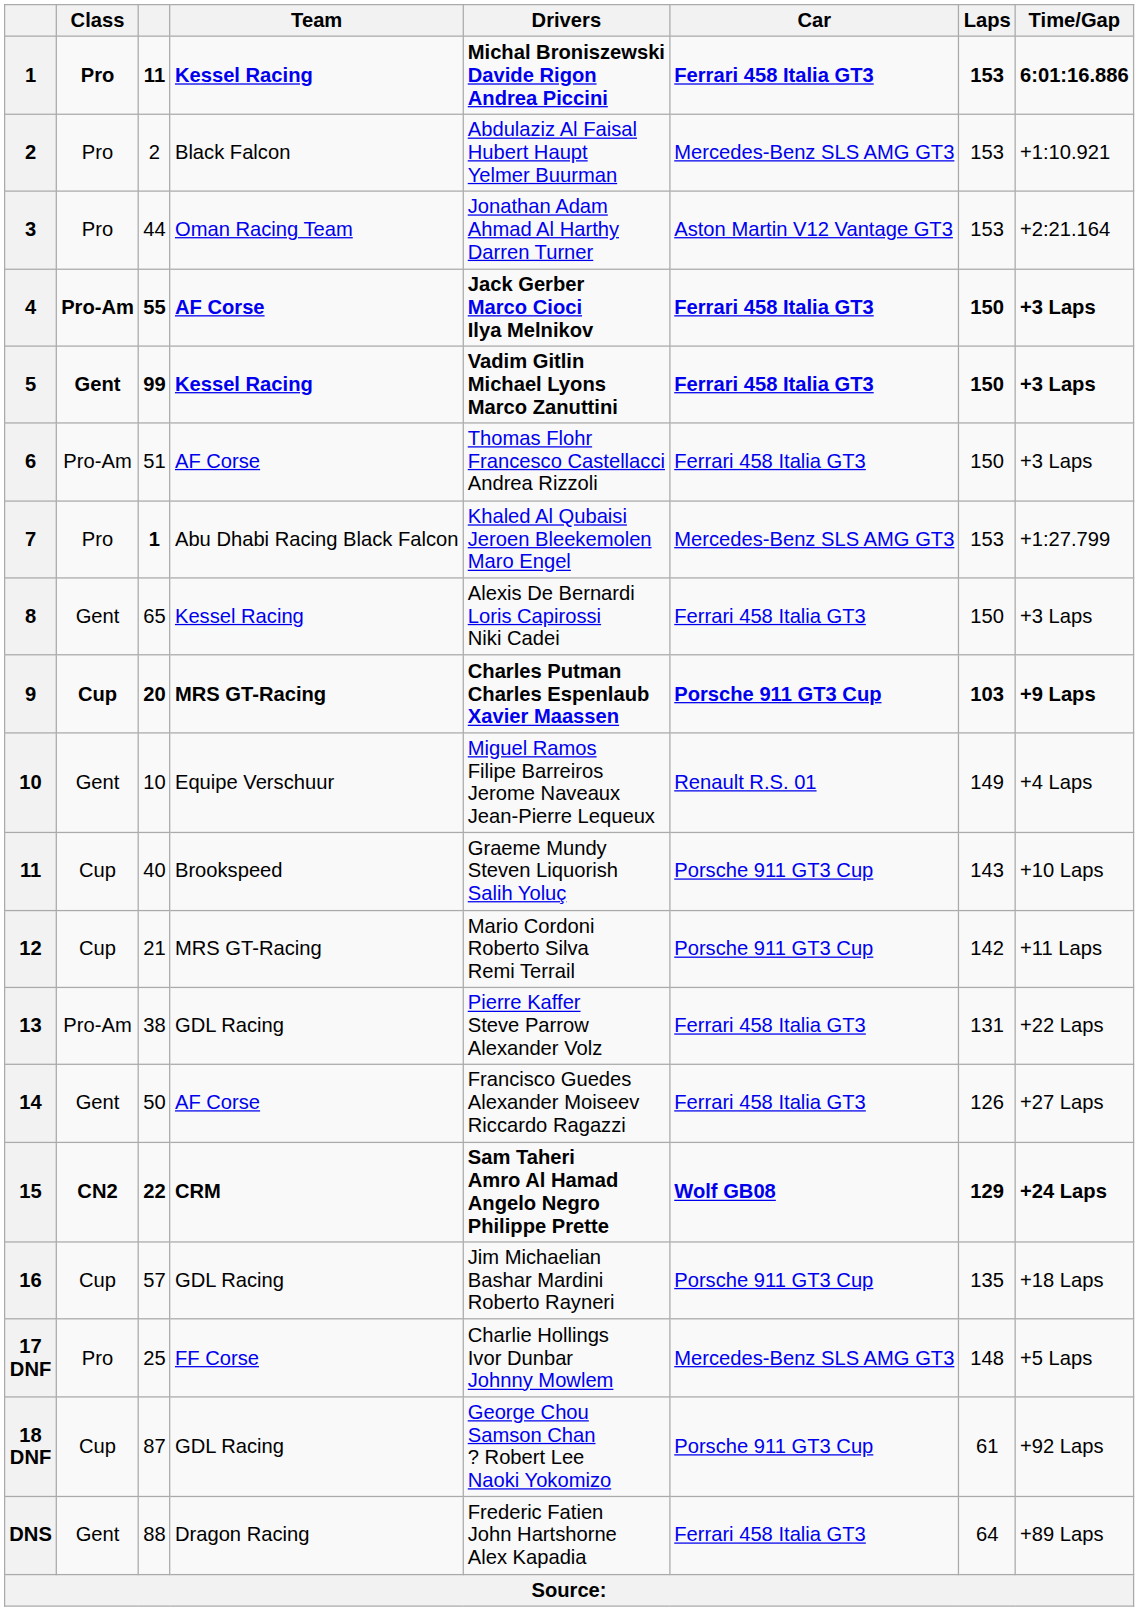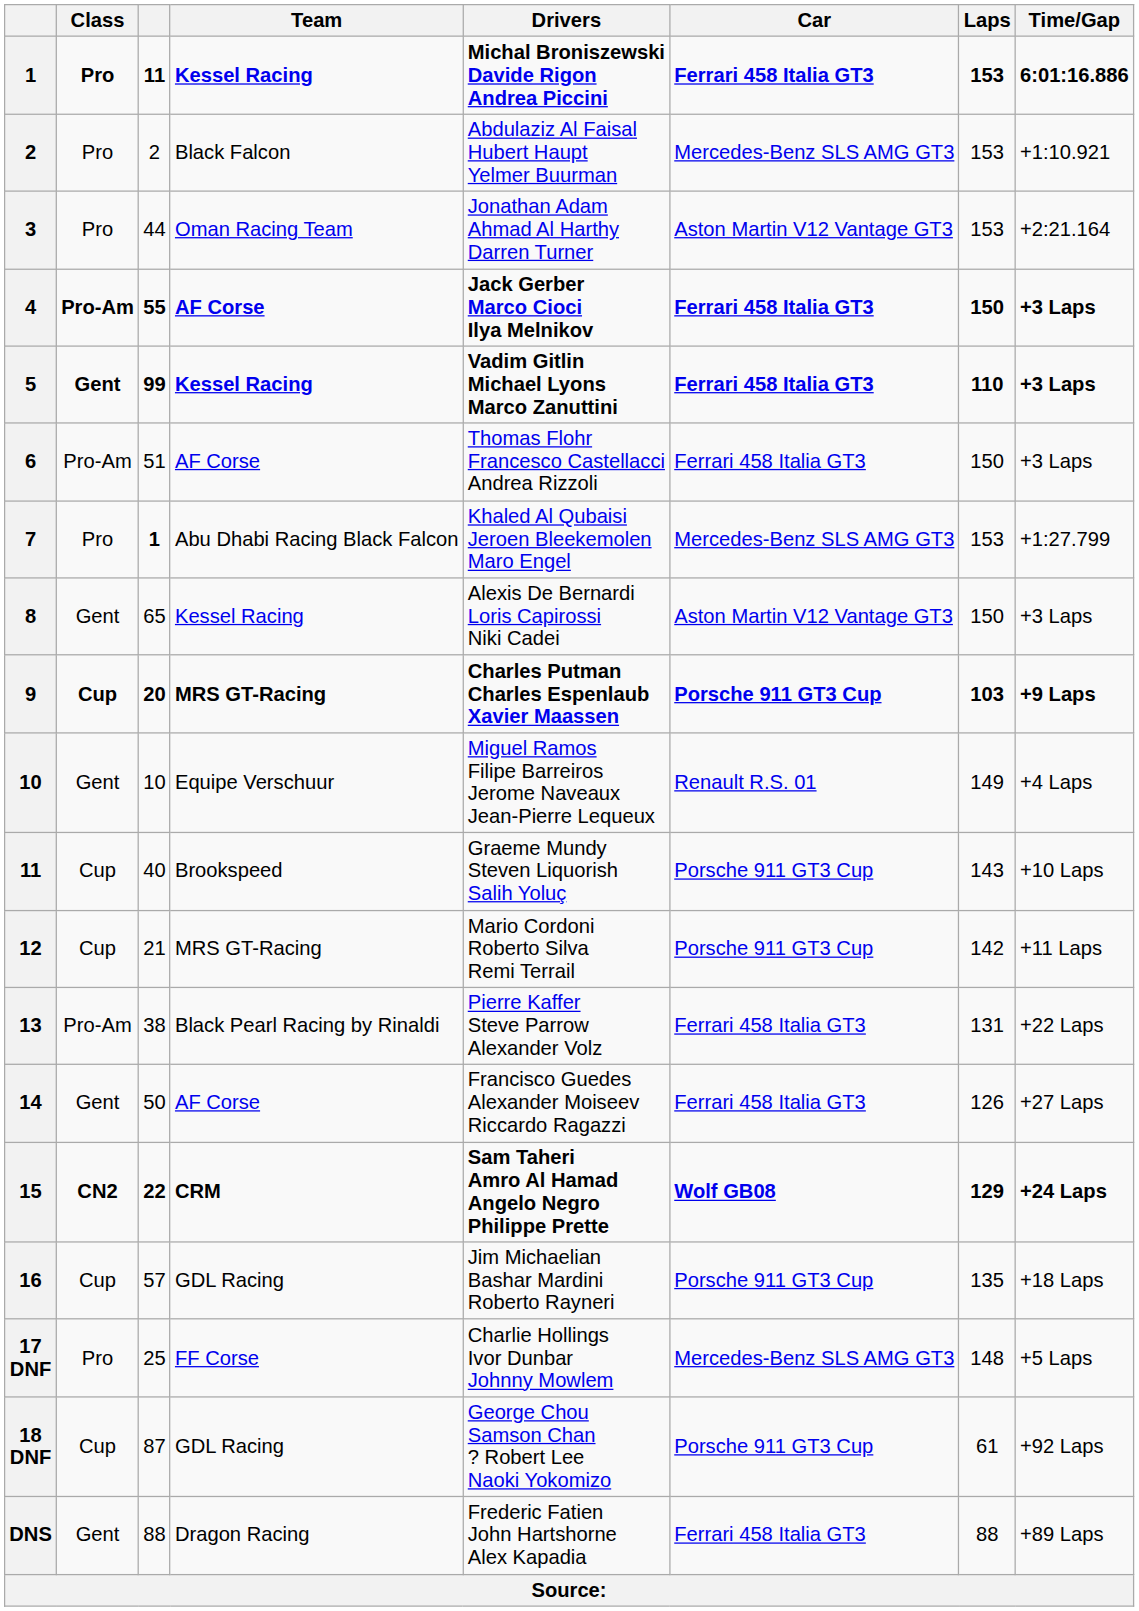(987, 384) 150 -> (987, 384) 110
(770, 616) Ferrari 458 Italia GT3 -> (814, 616) Aston Martin V12 Vantage GT3
(229, 1025) GDL Racing -> (307, 1025) Black Pearl Racing by Rinaldi
(987, 1535) 64 -> (987, 1535) 88
